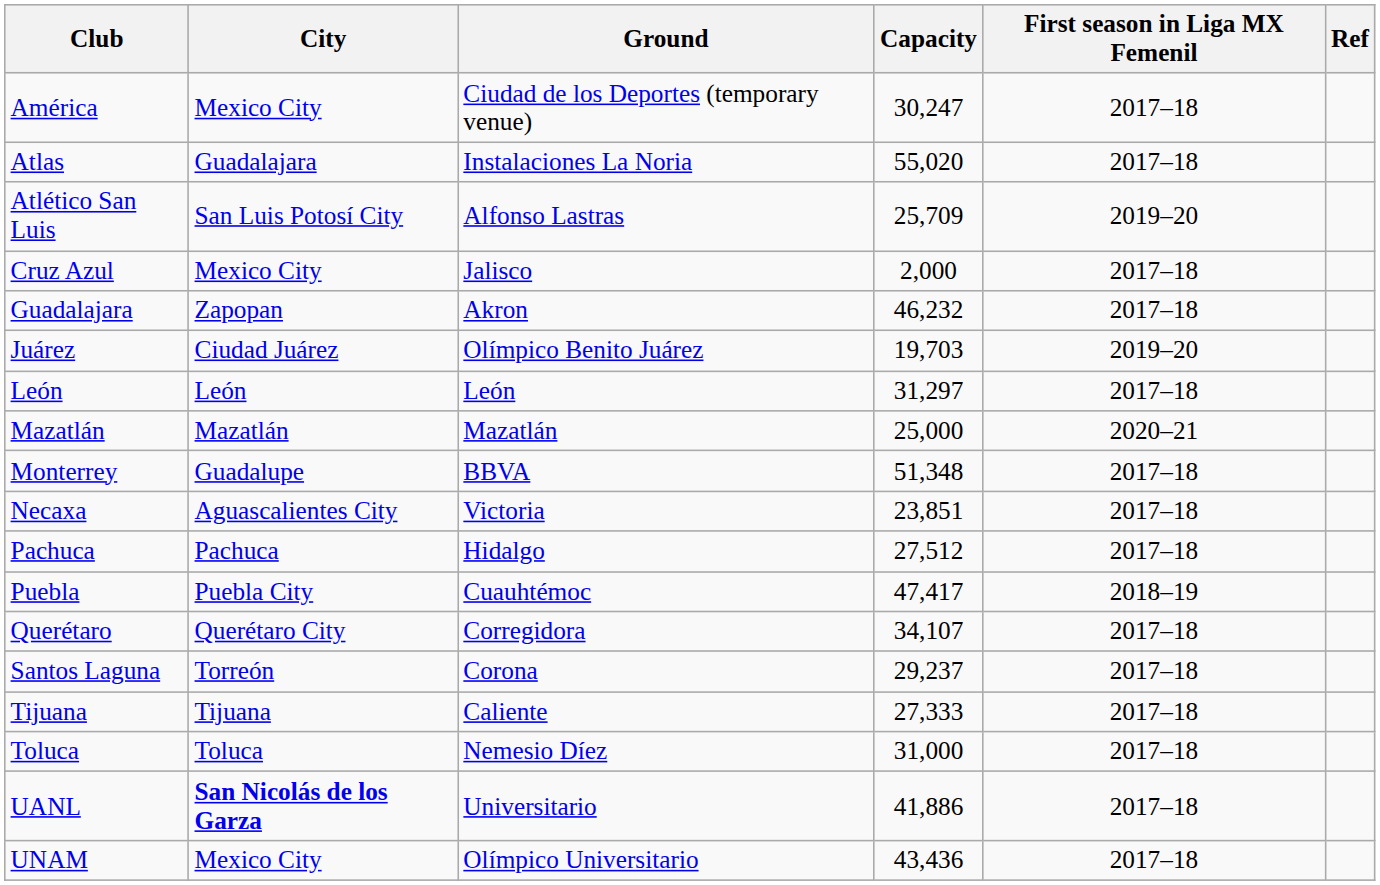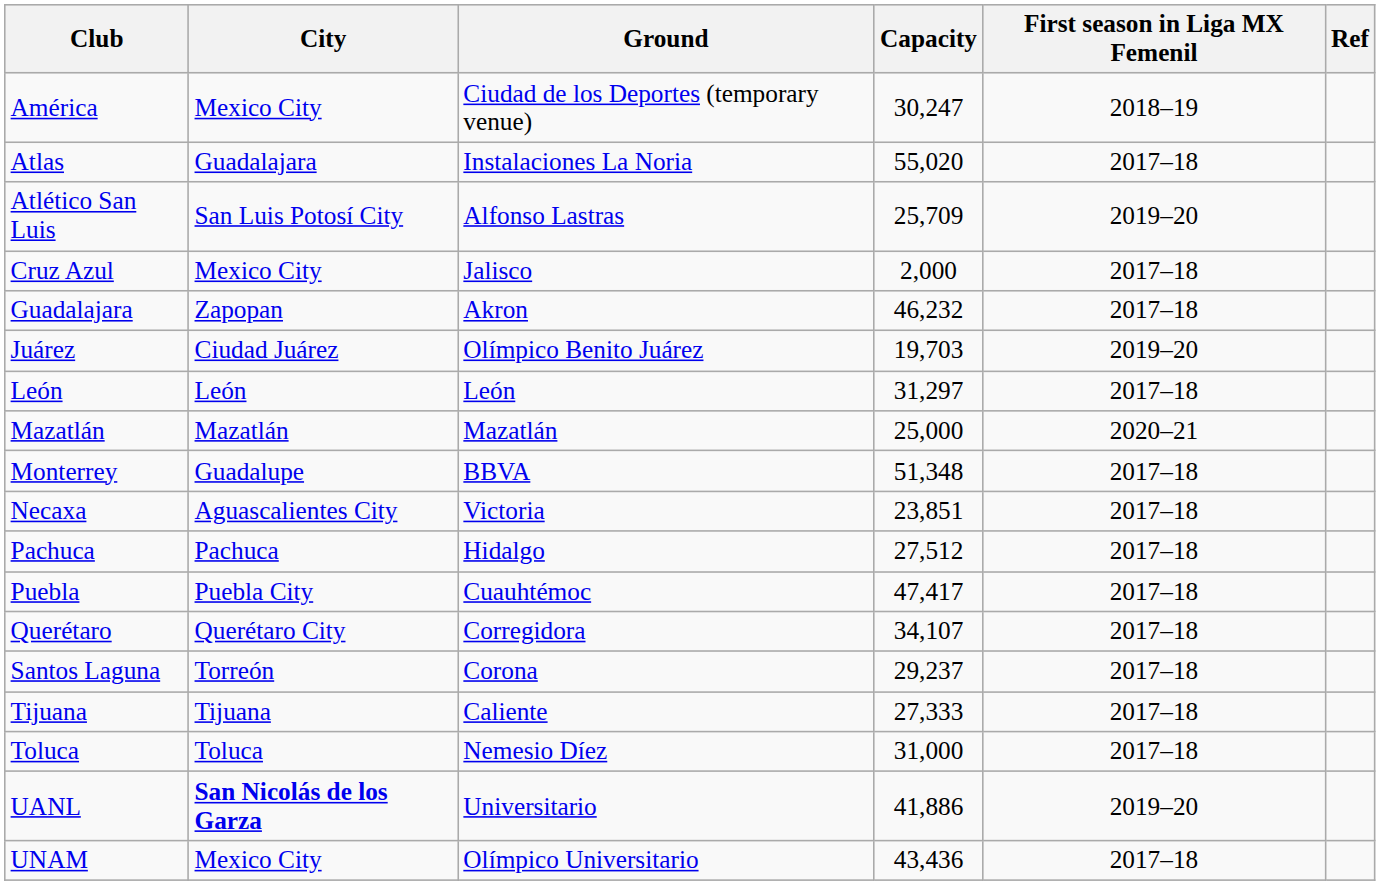(1154, 107) 2017–18 -> (1154, 107) 2018–19
(1154, 590) 2018–19 -> (1154, 590) 2017–18
(1154, 805) 2017–18 -> (1154, 805) 2019–20
